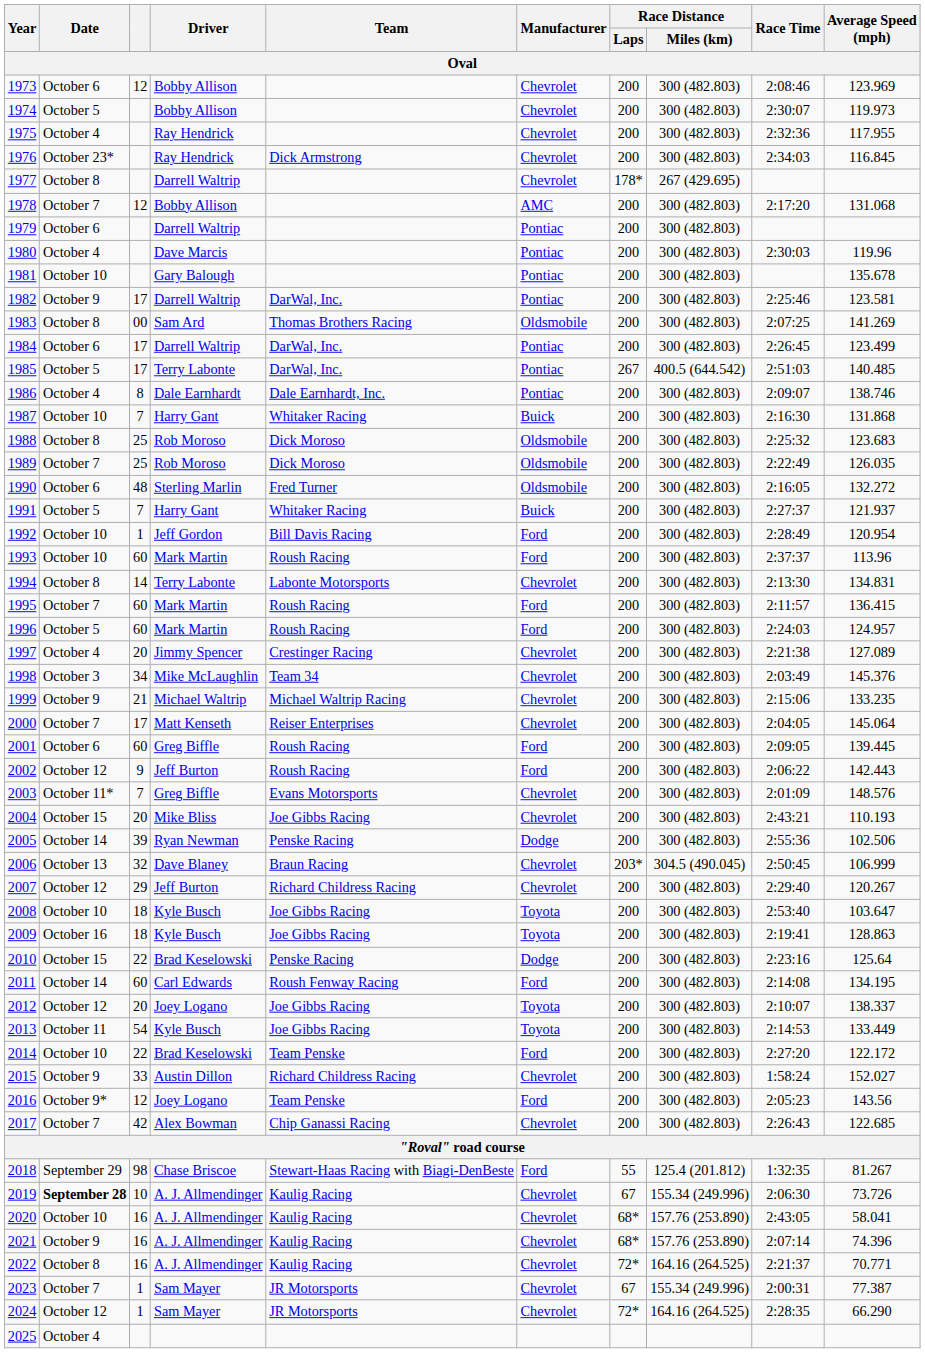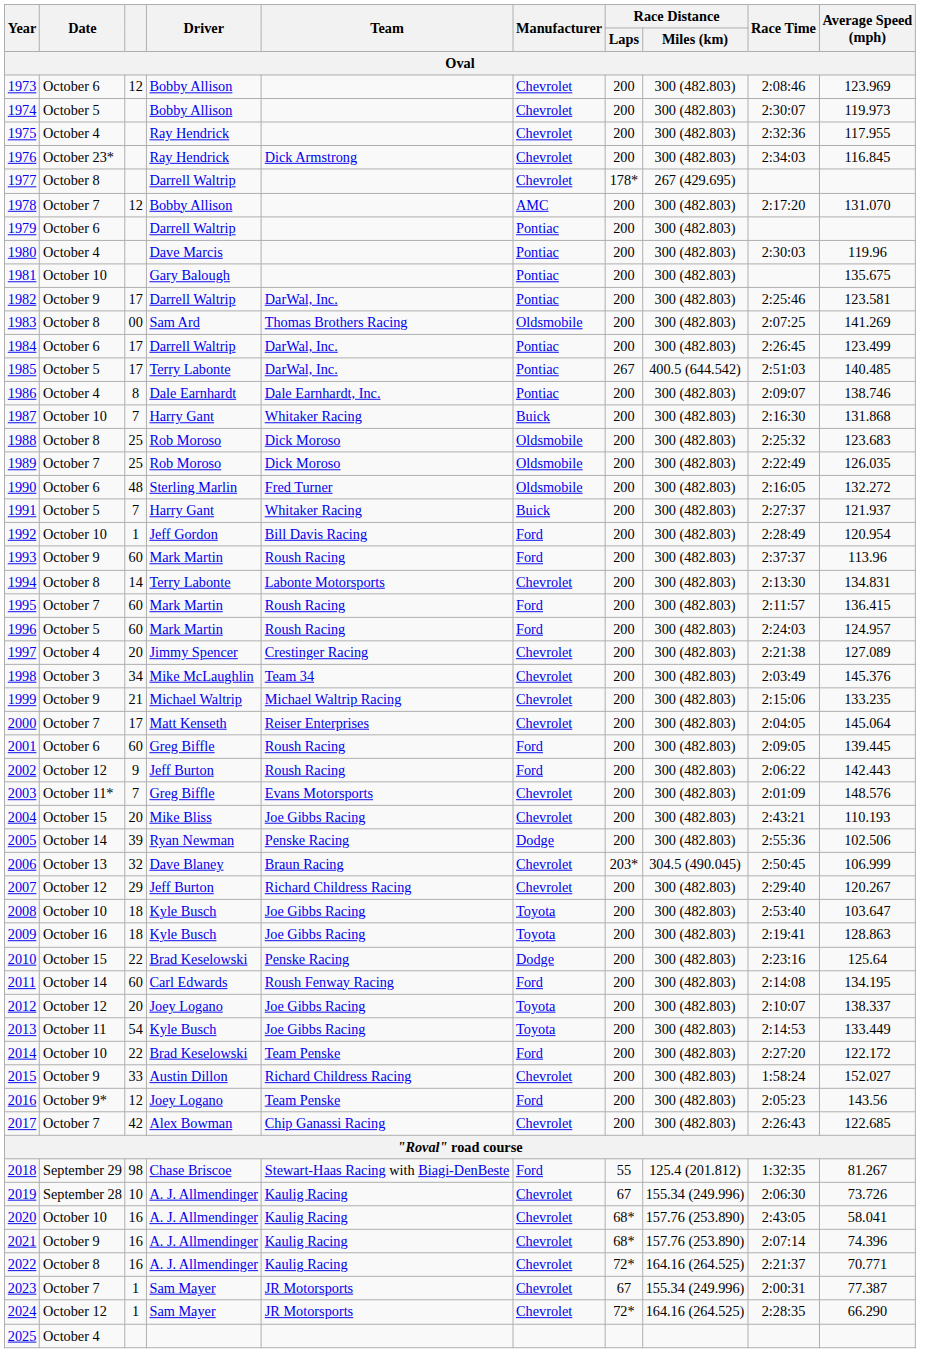(872, 204) 131.068 -> (867, 204) 131.070
(872, 275) 135.678 -> (867, 275) 135.675
(75, 558) October 10 -> (71, 558) October 9
(85, 1194) bold -> (82, 1194) normal
